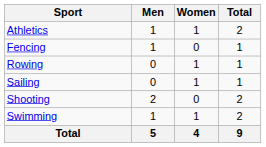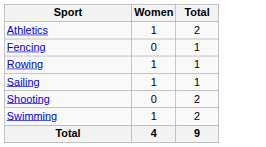- column: (153, 13)
